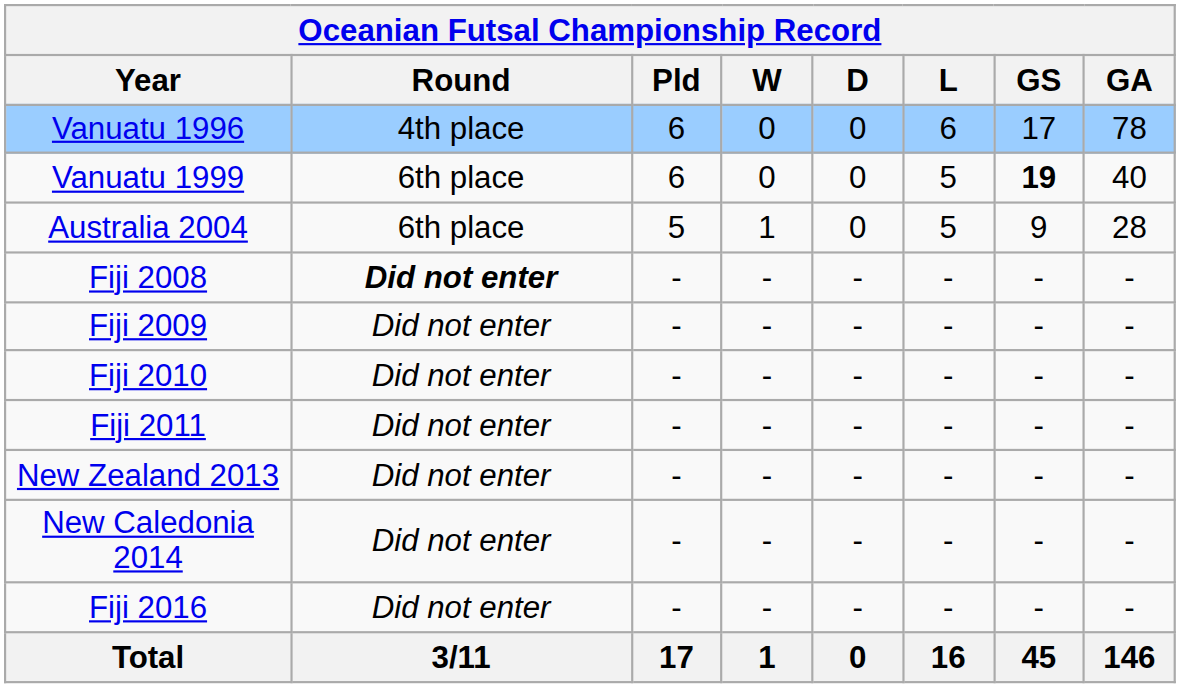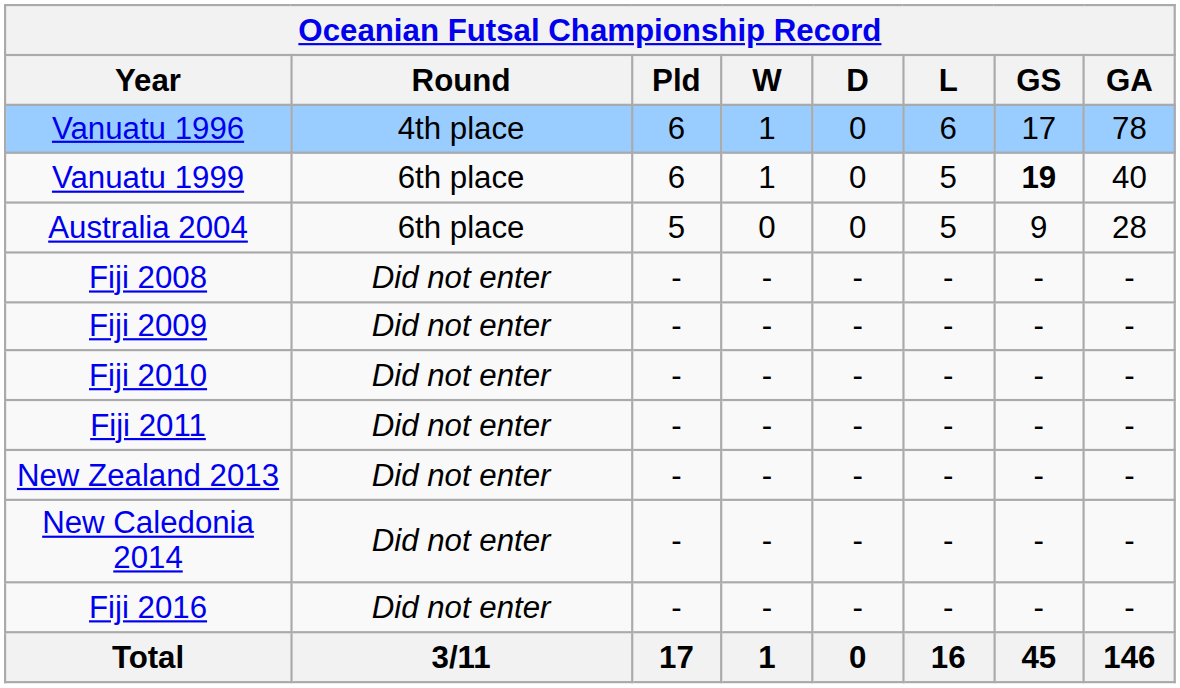(767, 129) 0 -> (767, 129) 1
(767, 178) 0 -> (767, 178) 1
(767, 228) 1 -> (767, 228) 0
(461, 277) bold -> (461, 277) normal
